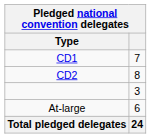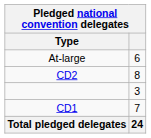rows swapped: (67, 58) <-> (67, 108)
